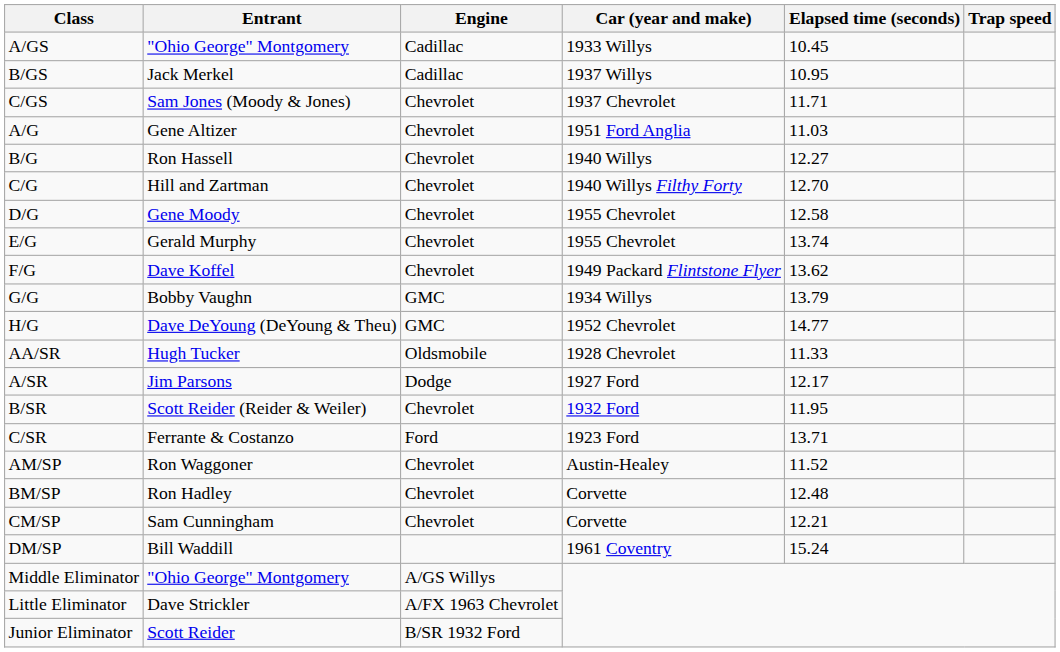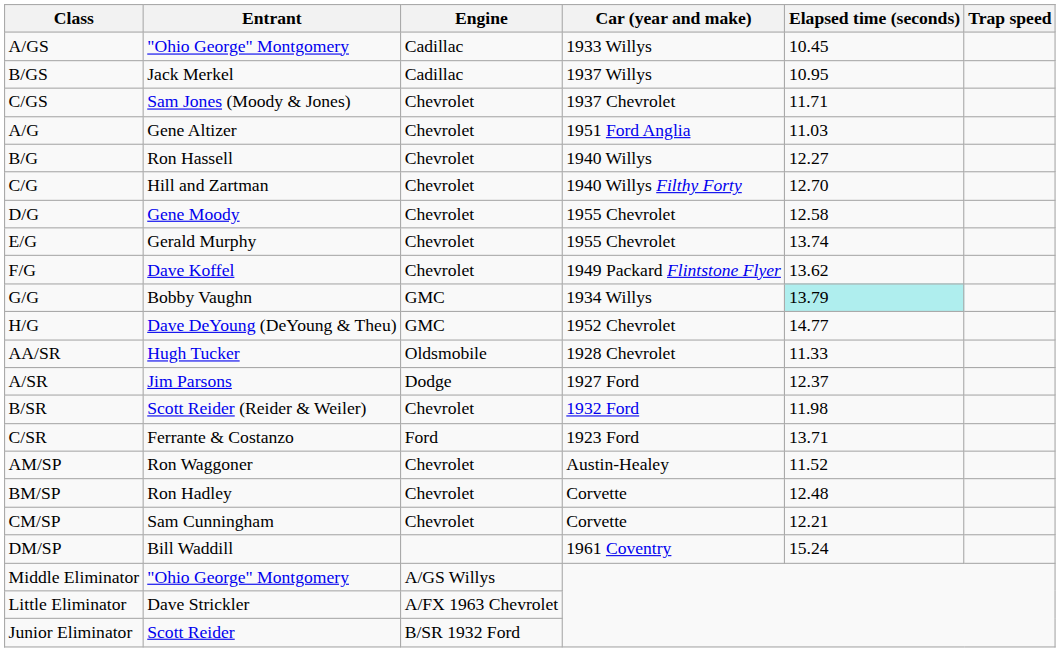(809, 297) no background -> (809, 297) paleturquoise background
(809, 381) 12.17 -> (809, 381) 12.37
(808, 409) 11.95 -> (808, 409) 11.98
